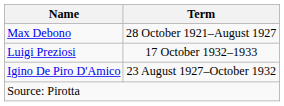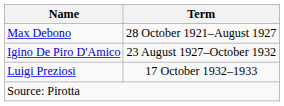rows swapped: (64, 71) <-> (41, 52)
